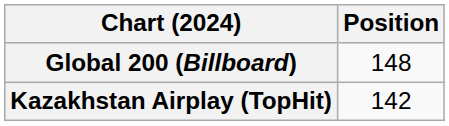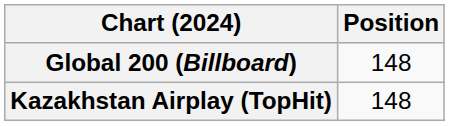(391, 100) 142 -> (391, 100) 148
